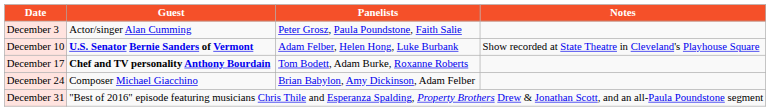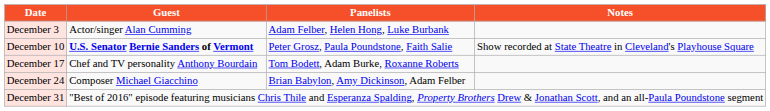(370, 30) Peter Grosz, Paula Poundstone, Faith Salie -> (359, 30) Adam Felber, Helen Hong, Luke Burbank
(368, 47) Adam Felber, Helen Hong, Luke Burbank -> (360, 47) Peter Grosz, Paula Poundstone, Faith Salie
(170, 64) bold -> (163, 64) normal
